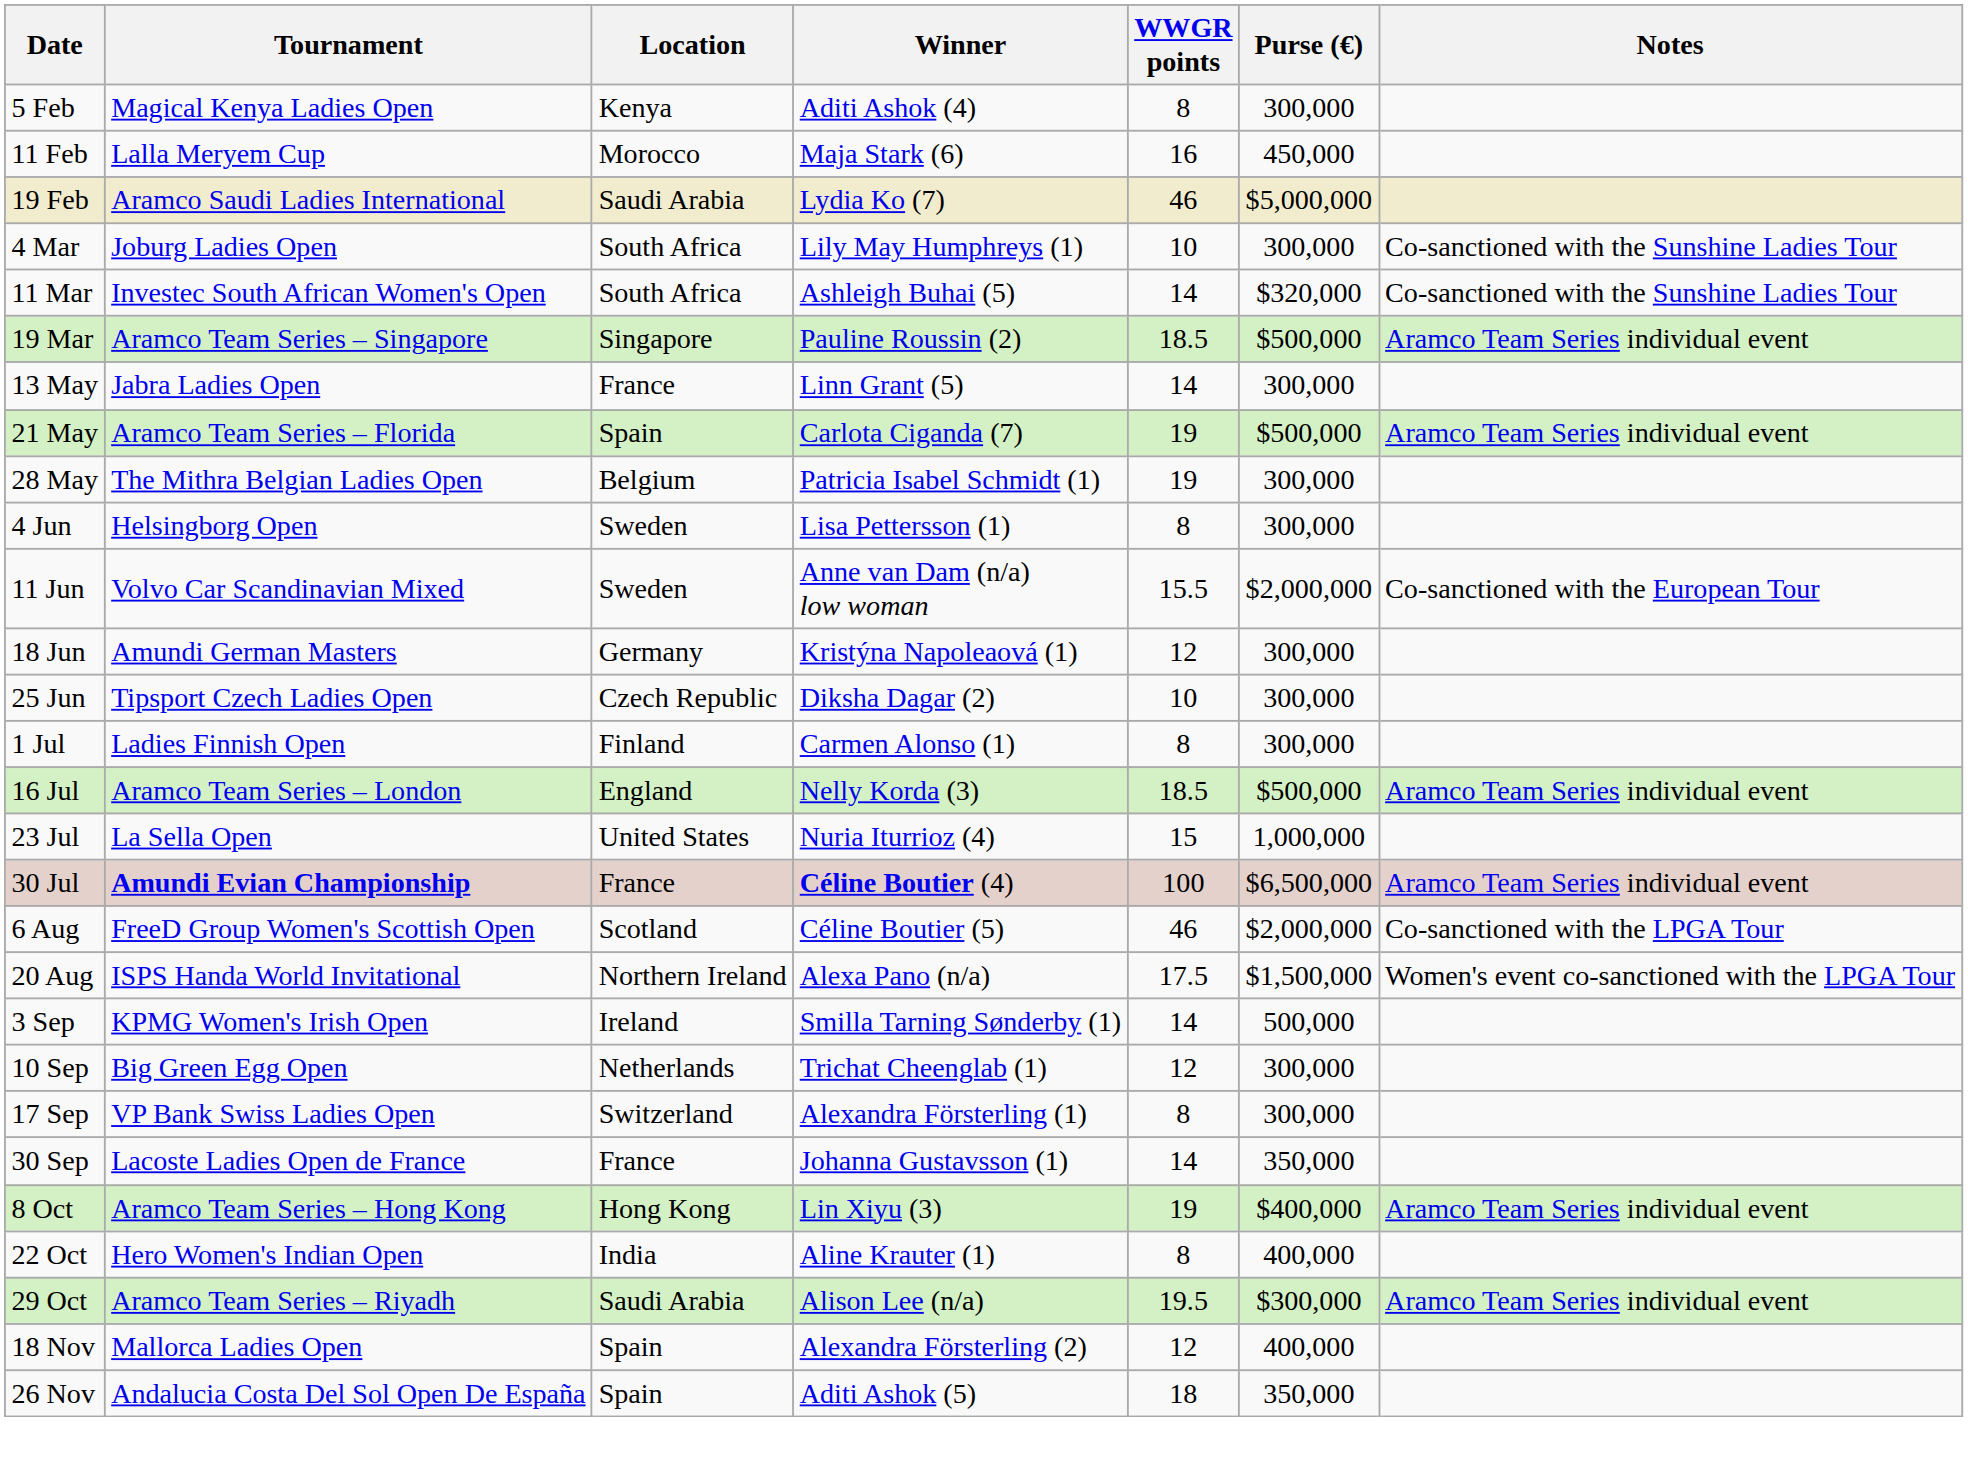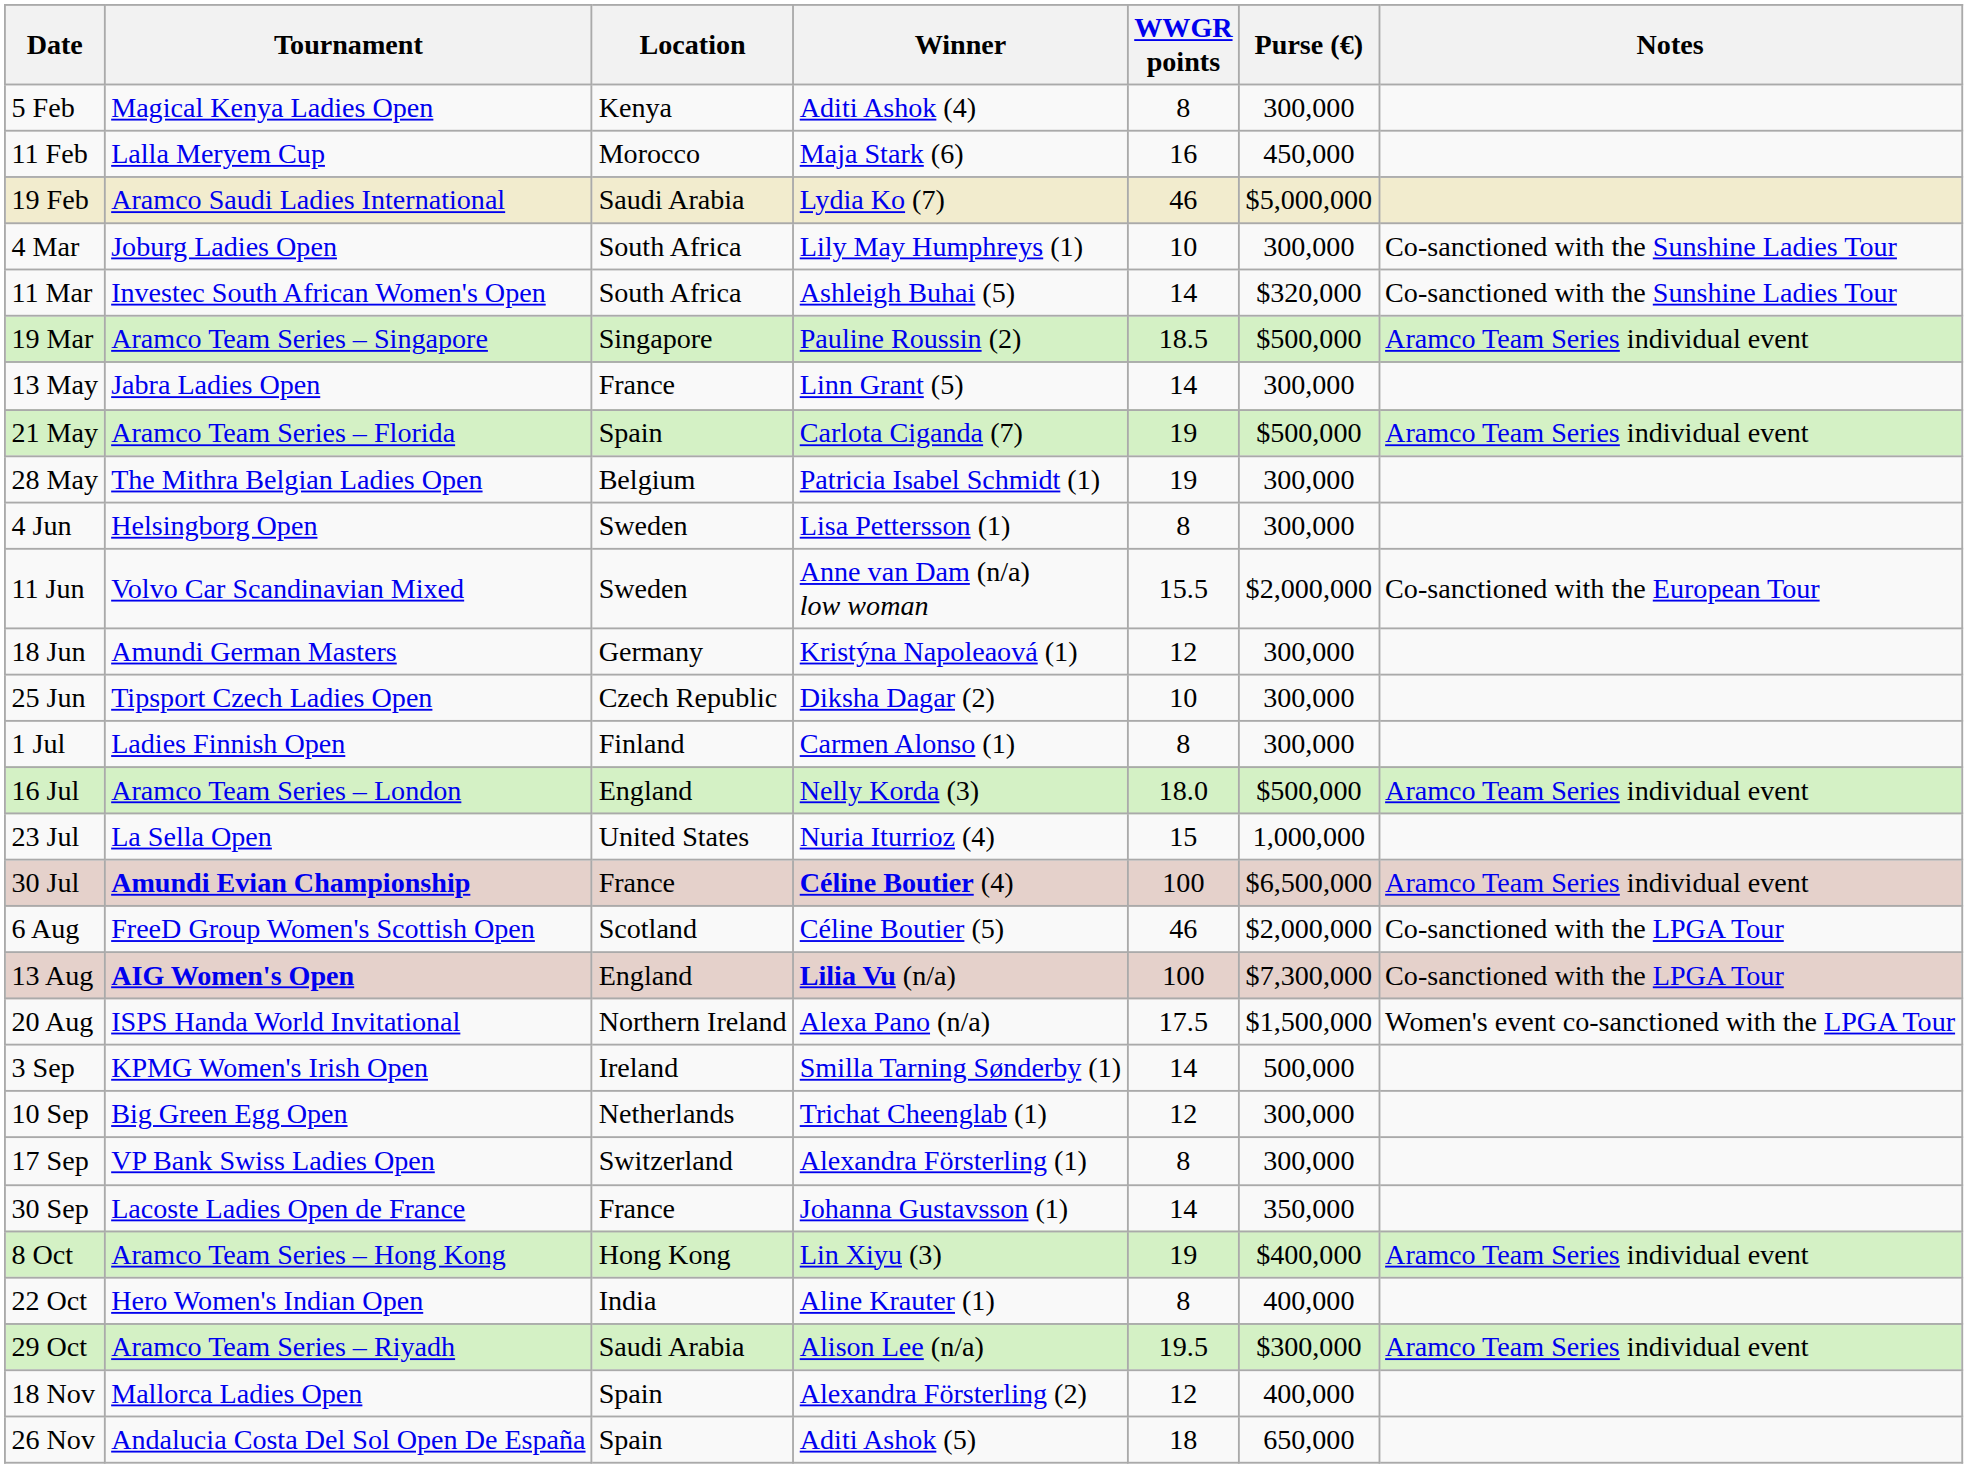(1183, 789) 18.5 -> (1183, 789) 18.0
+ row: (52, 975)
(1309, 1392) 350,000 -> (1309, 1439) 650,000
